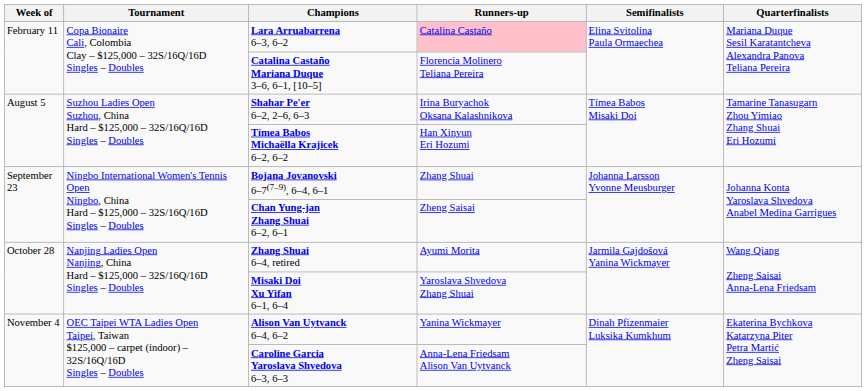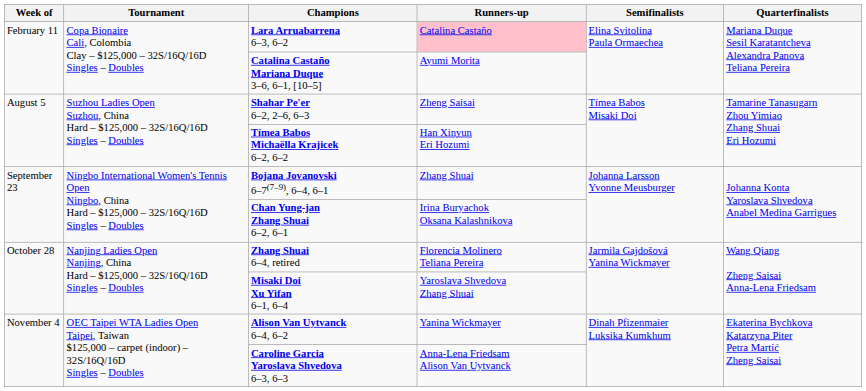(461, 66) Florencia Molinero Teliana Pereira -> (450, 60) Ayumi Morita
(466, 109) Irina Buryachok Oksana Kalashnikova -> (447, 102) Zheng Saisai
(447, 207) Zheng Saisai -> (466, 214) Irina Buryachok Oksana Kalashnikova
(450, 250) Ayumi Morita -> (461, 256) Florencia Molinero Teliana Pereira
